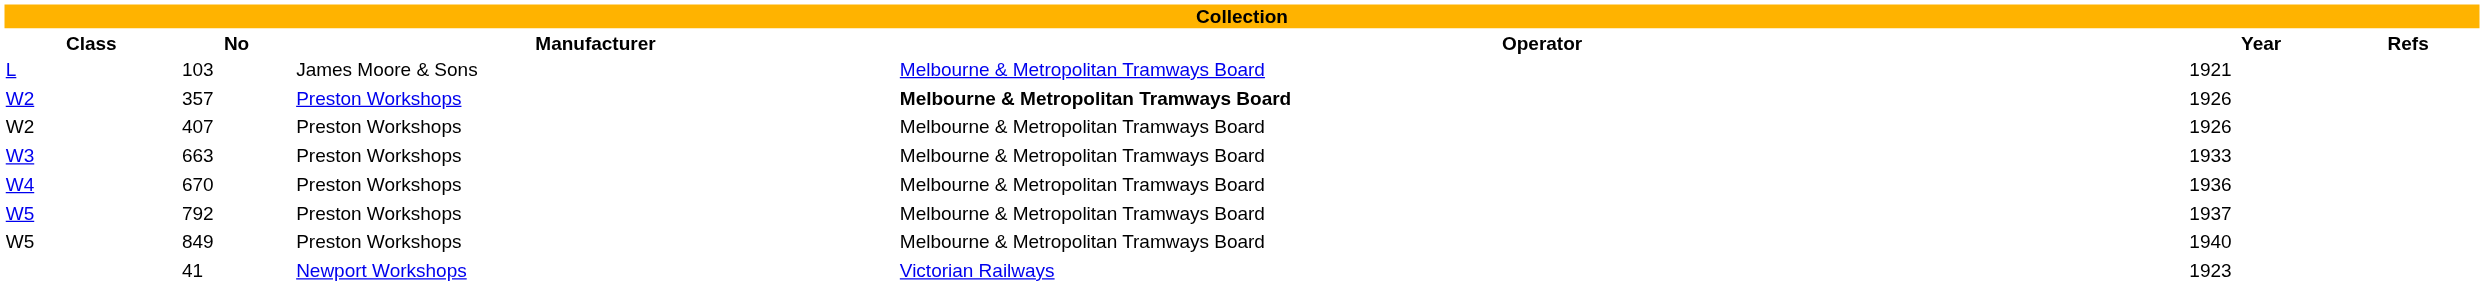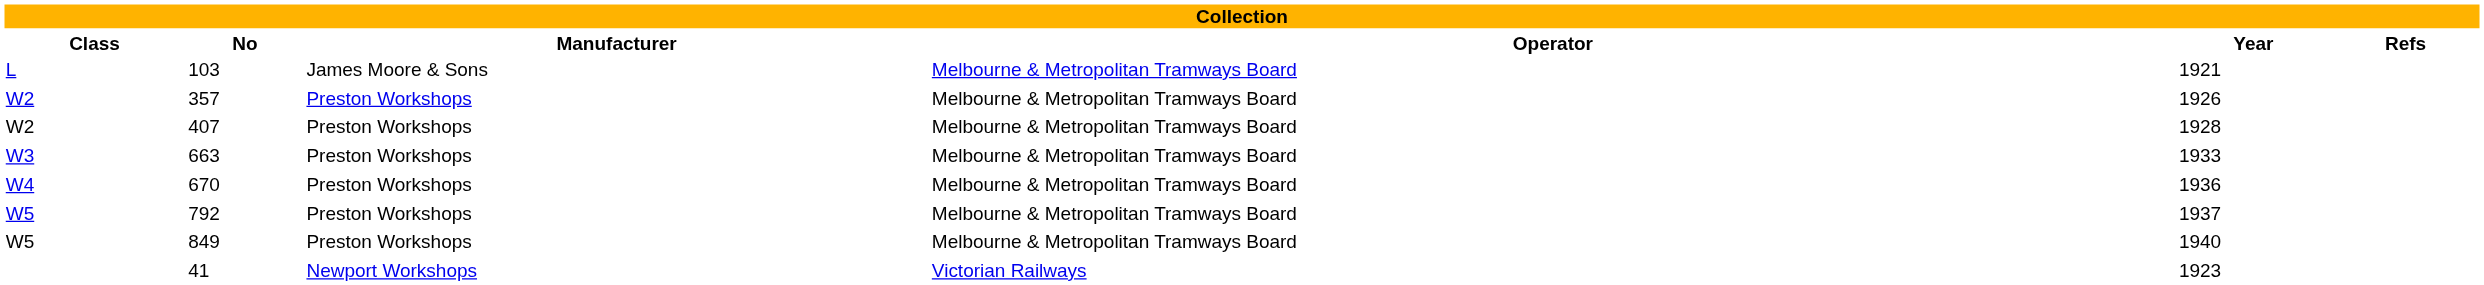(1096, 98) bold -> (1114, 98) normal
(2210, 126) 1926 -> (2200, 126) 1928
